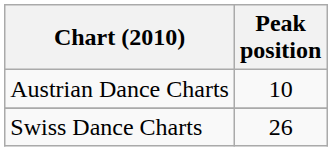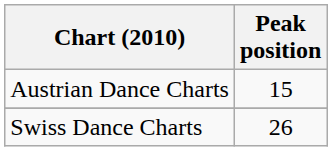(281, 88) 10 -> (281, 88) 15
